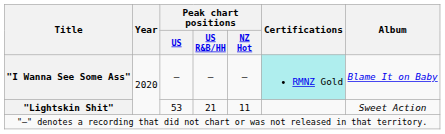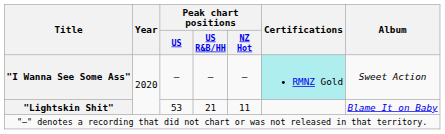(393, 77) Blame It on Baby -> (393, 77) Sweet Action
(393, 107) Sweet Action -> (393, 107) Blame It on Baby
